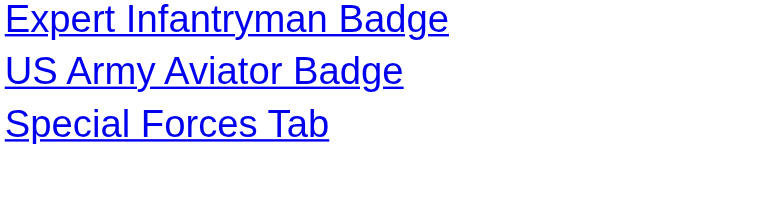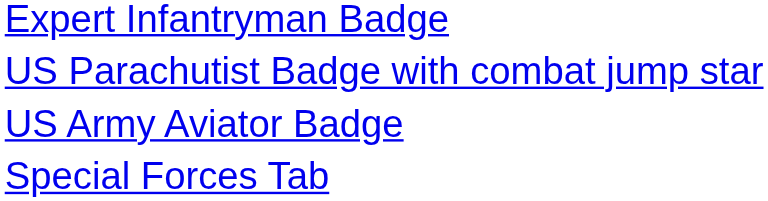+ row: (384, 71)
